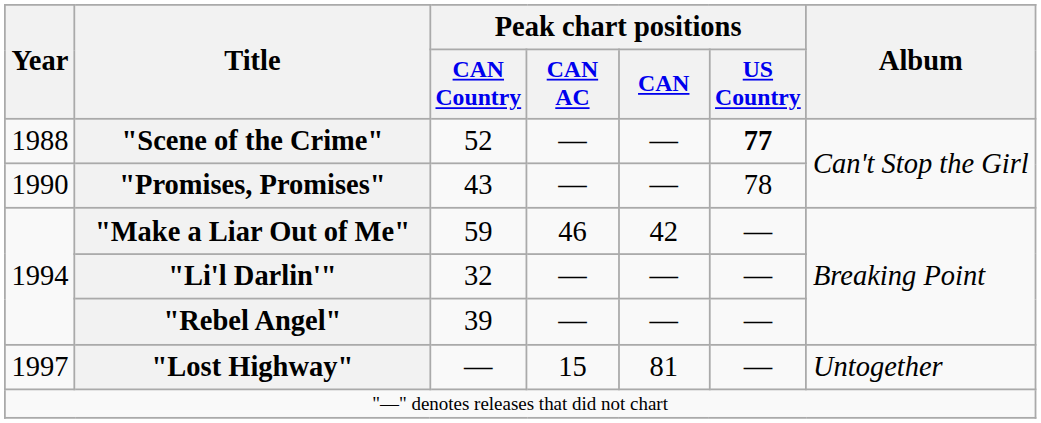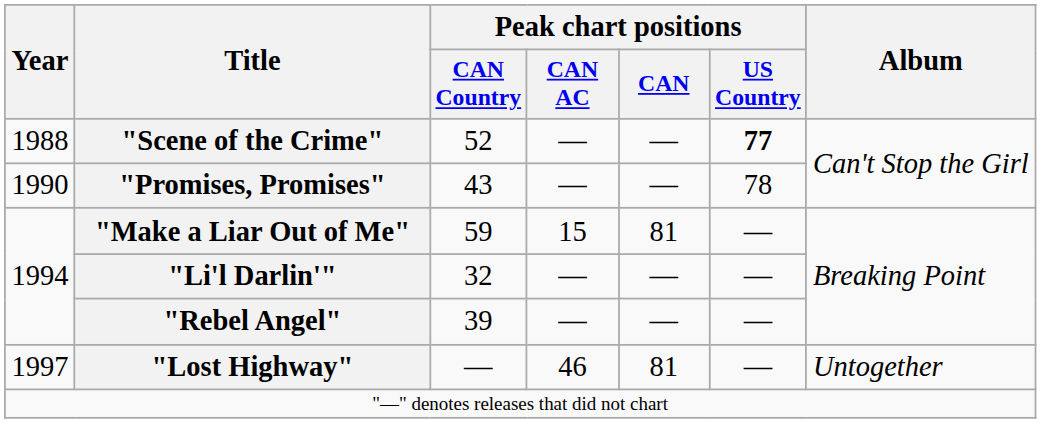(572, 230) 46 -> (572, 230) 15
(664, 230) 42 -> (664, 230) 81
(572, 366) 15 -> (572, 366) 46
